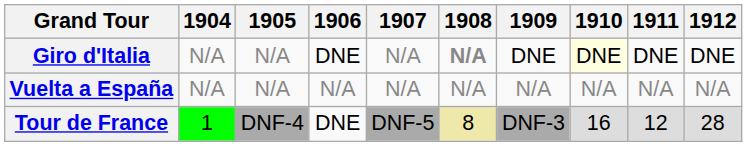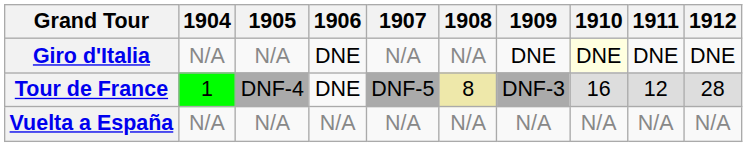(468, 55) bold -> (468, 55) normal
rows swapped: (91, 123) <-> (91, 89)
